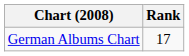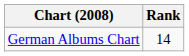(163, 39) 17 -> (163, 39) 14
